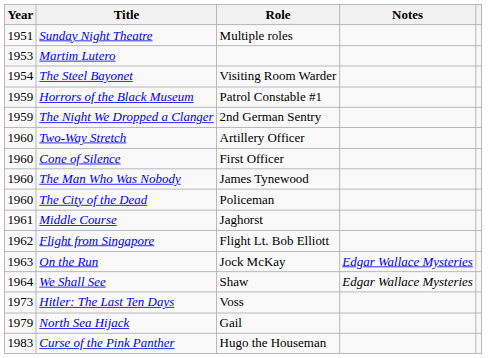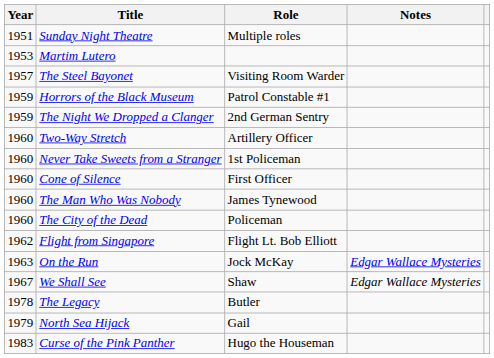(20, 76) 1954 -> (20, 76) 1957
+ row: (130, 158)
- row: (78, 220)
(20, 281) 1964 -> (20, 281) 1967
- row: (107, 302)
+ row: (69, 302)
